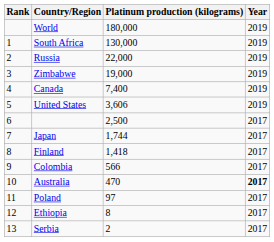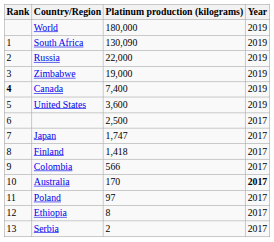(121, 43) 130,000 -> (121, 43) 130,090
(9, 89) normal -> (9, 89) bold
(117, 105) 3,606 -> (117, 105) 3,600
(117, 136) 1,744 -> (117, 136) 1,747
(113, 182) 470 -> (113, 182) 170
